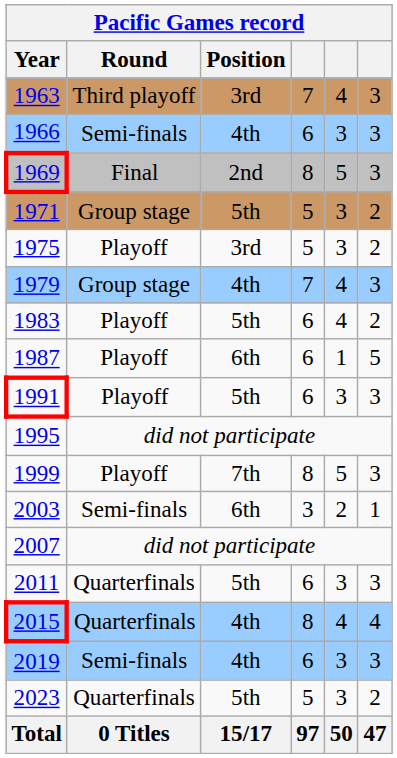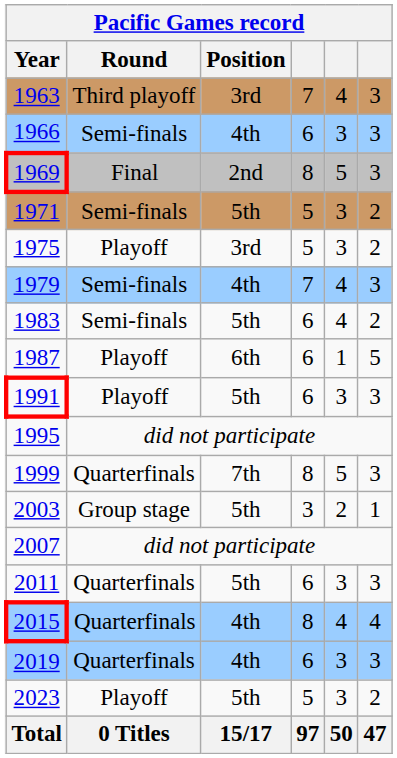(134, 210) Group stage -> (134, 210) Semi-finals
(134, 284) Group stage -> (134, 284) Semi-finals
(134, 320) Playoff -> (134, 320) Semi-finals
(134, 472) Playoff -> (134, 472) Quarterfinals
(134, 509) Semi-finals -> (134, 509) Group stage
(246, 509) 6th -> (246, 509) 5th
(134, 660) Semi-finals -> (134, 660) Quarterfinals
(134, 697) Quarterfinals -> (134, 697) Playoff
